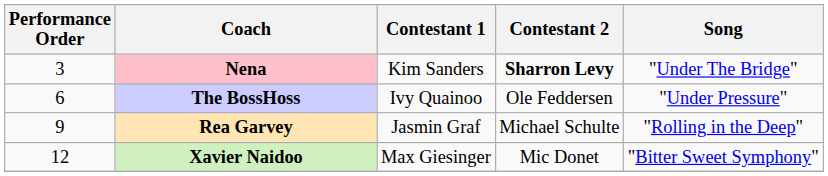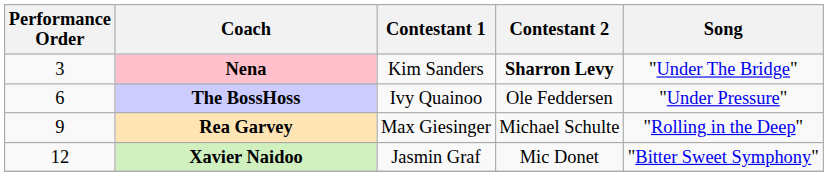(436, 127) Jasmin Graf -> (436, 127) Max Giesinger
(436, 156) Max Giesinger -> (436, 156) Jasmin Graf
